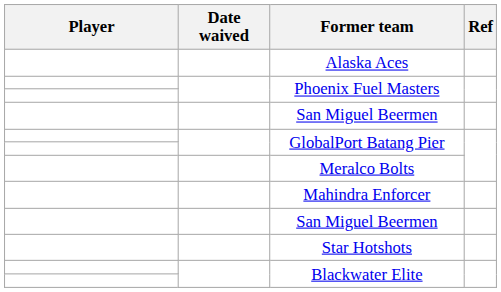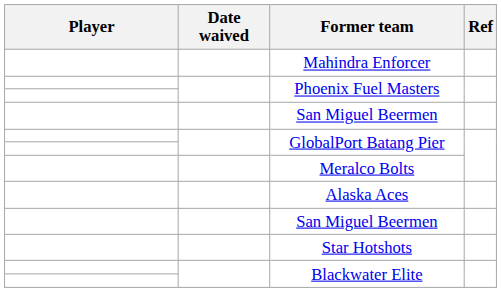rows swapped: (92, 195) <-> (92, 63)
